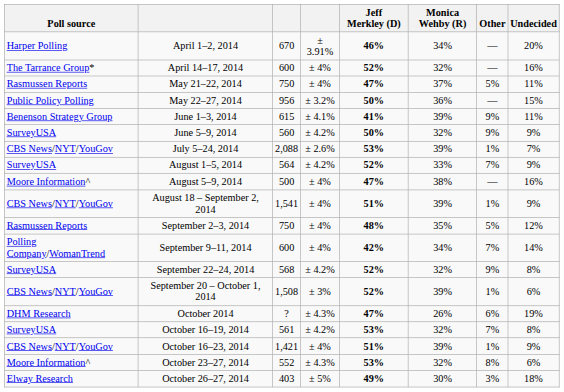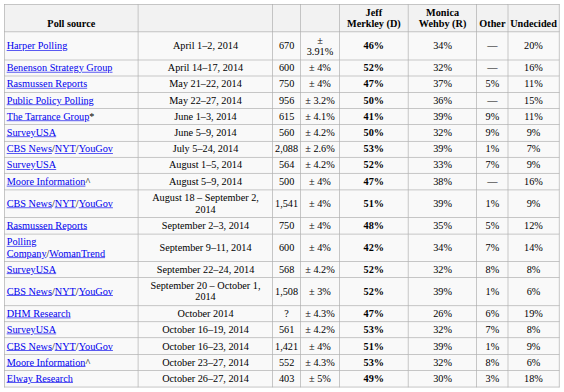(51, 68) The Tarrance Group* -> (60, 68) Benenson Strategy Group
(60, 116) Benenson Strategy Group -> (51, 116) The Tarrance Group*
(492, 269) 9% -> (492, 269) 8%
